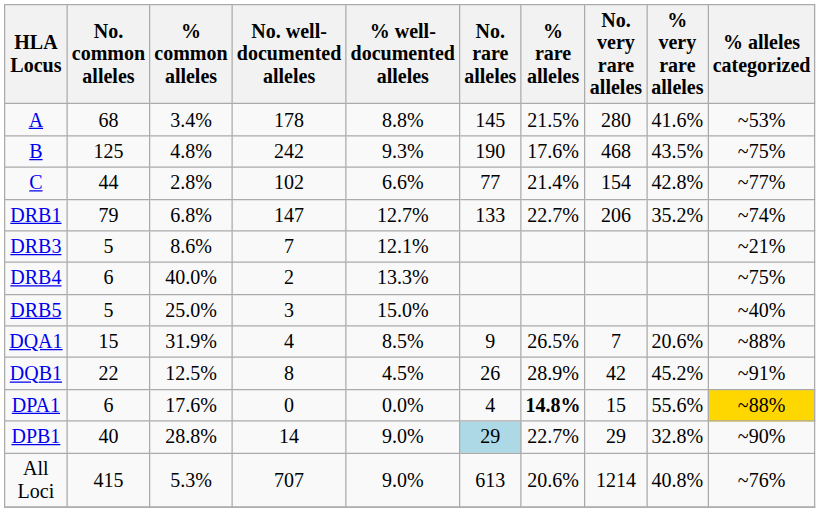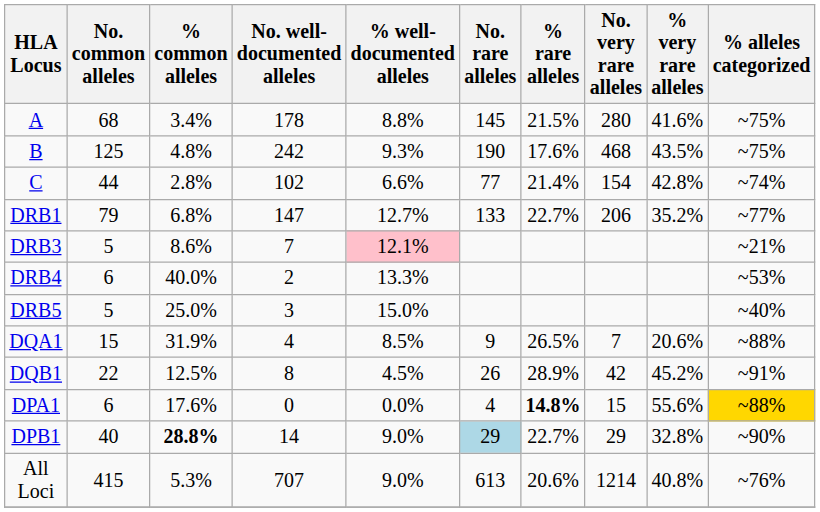(762, 119) ~53% -> (762, 119) ~75%
(762, 183) ~77% -> (762, 183) ~74%
(762, 214) ~74% -> (762, 214) ~77%
(403, 246) no background -> (403, 246) pink background
(762, 278) ~75% -> (762, 278) ~53%
(191, 436) normal -> (191, 436) bold
